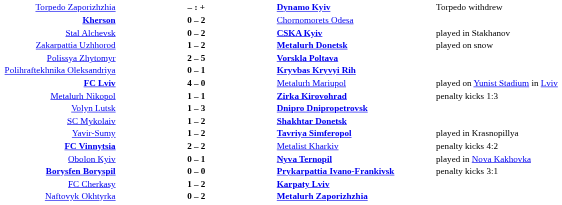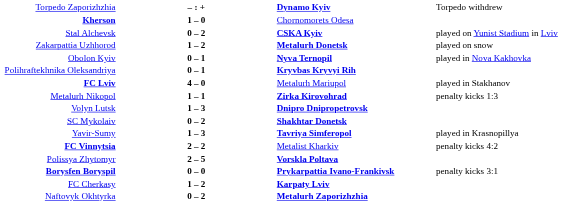(196, 20) 0 – 2 -> (196, 20) 1 – 0
(473, 32) played in Stakhanov -> (497, 32) played on Yunist Stadium in Lviv
rows swapped: (81, 58) <-> (92, 158)
(497, 83) played on Yunist Stadium in Lviv -> (473, 83) played in Stakhanov
(196, 121) 1 – 2 -> (196, 121) 0 – 2
(196, 133) 1 – 2 -> (196, 133) 1 – 3
